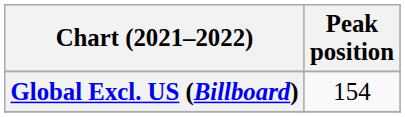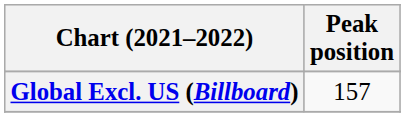(352, 91) 154 -> (352, 91) 157
